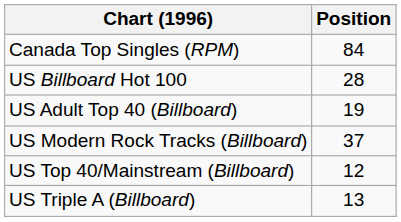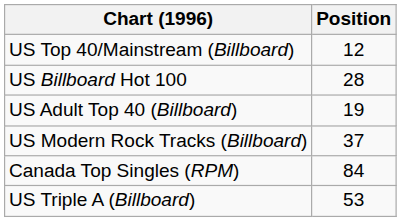rows swapped: (124, 49) <-> (152, 170)
(354, 200) 13 -> (354, 200) 53
